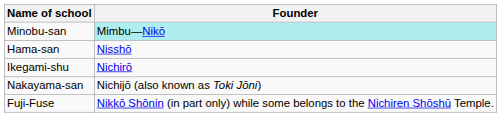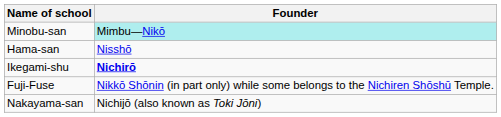(114, 67) normal -> (116, 67) bold
rows swapped: (45, 85) <-> (31, 103)
